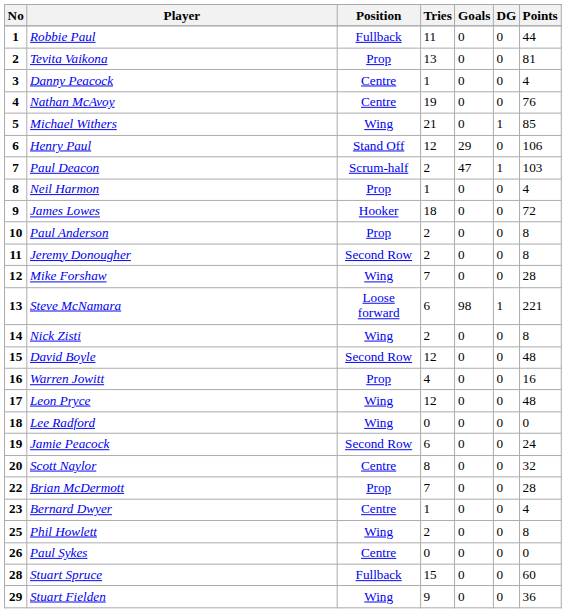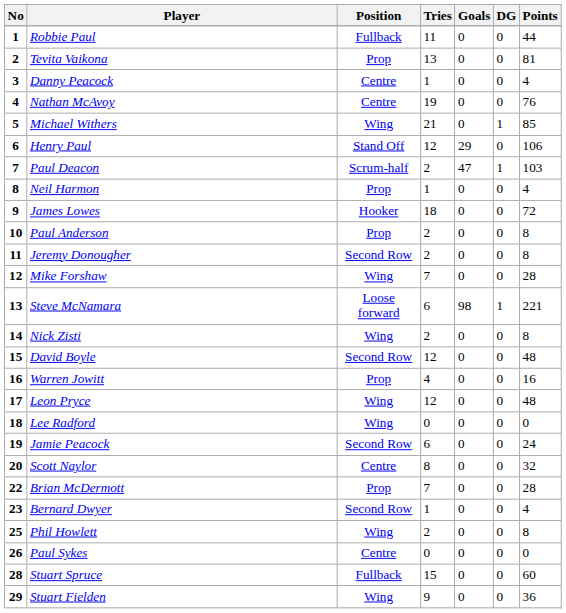(379, 509) Centre -> (379, 509) Second Row
